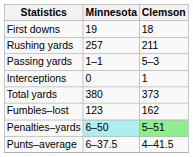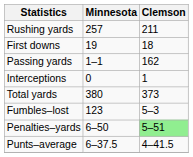rows swapped: (33, 29) <-> (40, 45)
(150, 62) 5–3 -> (150, 62) 162
(150, 111) 162 -> (150, 111) 5–3
(97, 128) paleturquoise background -> (97, 128) no background
